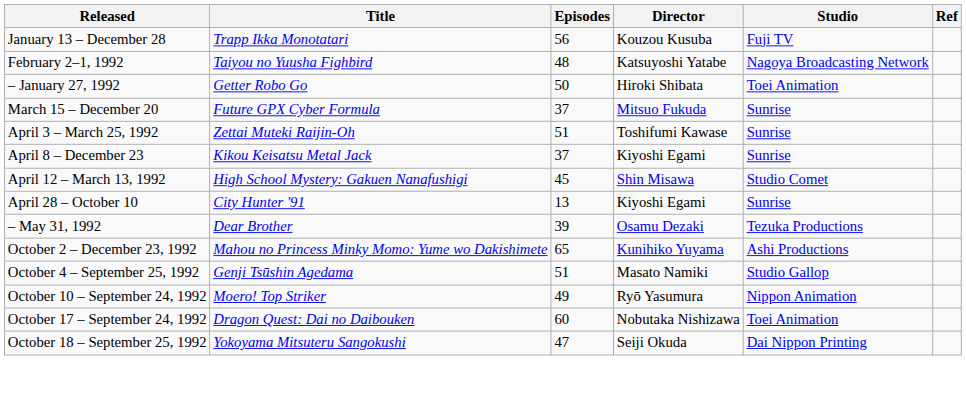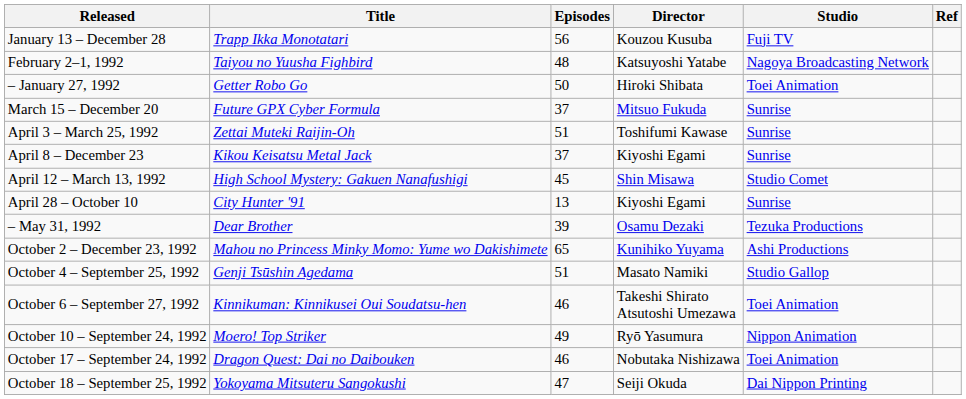+ row: (104, 304)
(562, 319) 60 -> (562, 359) 46
